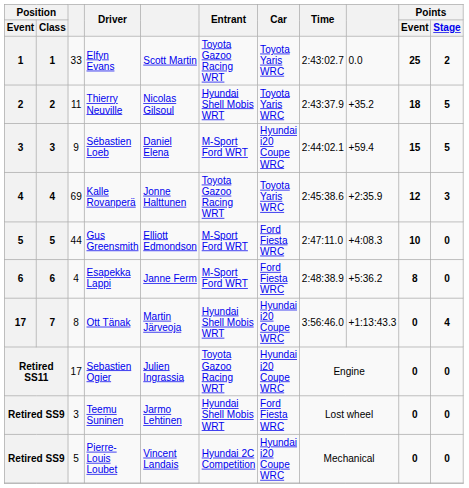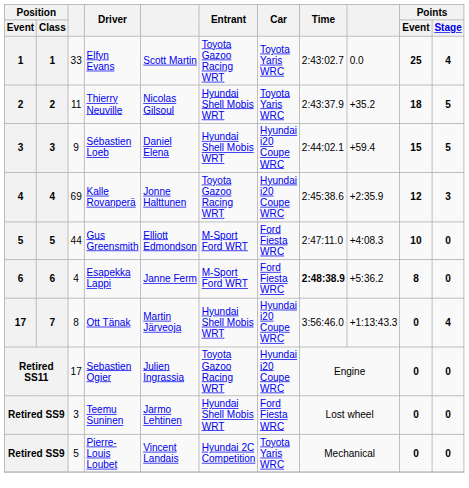(447, 60) 2 -> (448, 60) 4
(225, 148) M-Sport Ford WRT -> (228, 148) Hyundai Shell Mobis WRT
(275, 197) Toyota Yaris WRC -> (279, 197) Hyundai i20 Coupe WRC
(323, 278) normal -> (323, 278) bold
(279, 458) Hyundai i20 Coupe WRC -> (275, 453) Toyota Yaris WRC
